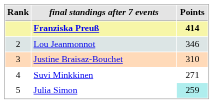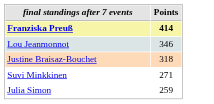- column: (18, 12)
(192, 59) 310 -> (166, 59) 318
(192, 90) paleturquoise background -> (166, 90) no background
